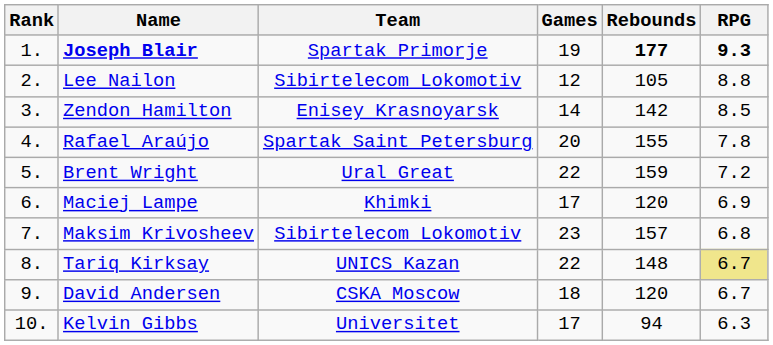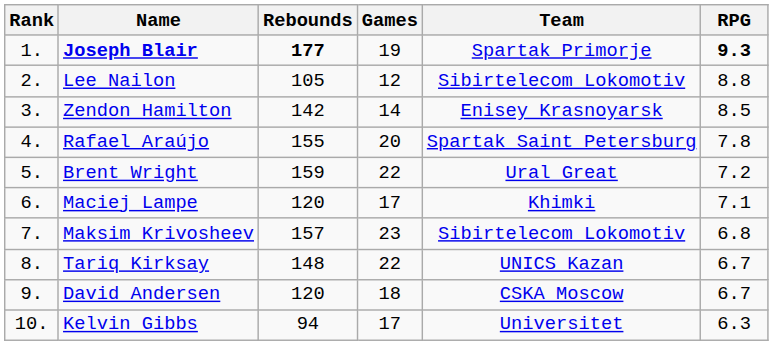columns swapped: (398, 20) <-> (651, 20)
(734, 203) 6.9 -> (734, 203) 7.1
(734, 264) khaki background -> (734, 264) no background
